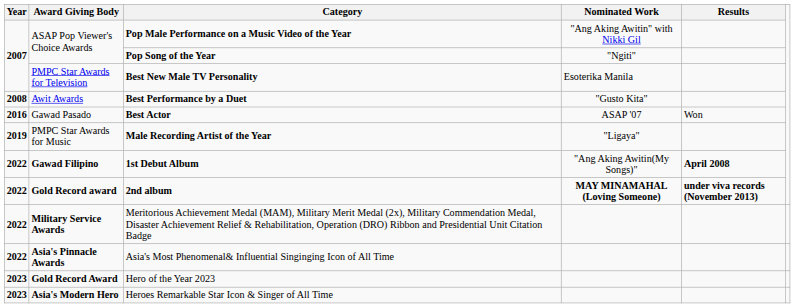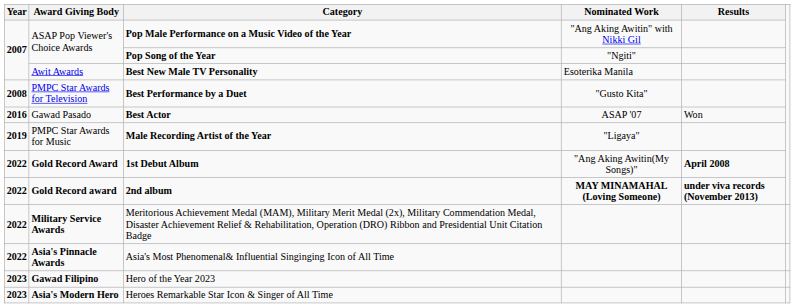(70, 77) PMPC Star Awards for Television -> (57, 71) Awit Awards
(57, 99) Awit Awards -> (70, 93) PMPC Star Awards for Television
(65, 164) Gawad Filipino -> (74, 164) Gold Record Award
(74, 279) Gold Record Award -> (65, 279) Gawad Filipino
